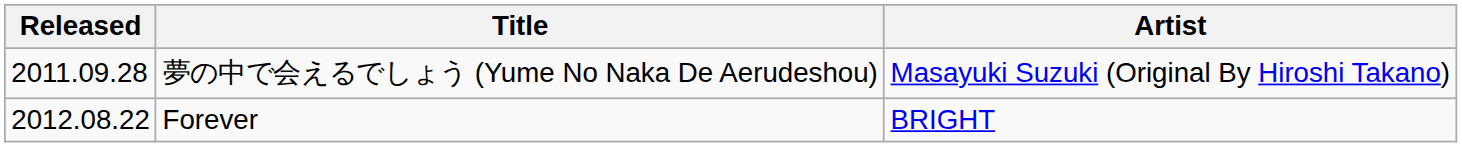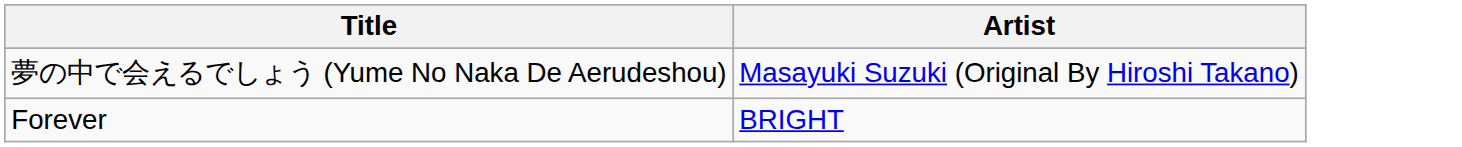- column: (81, 26)
